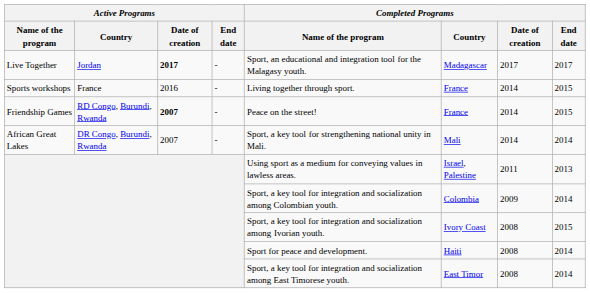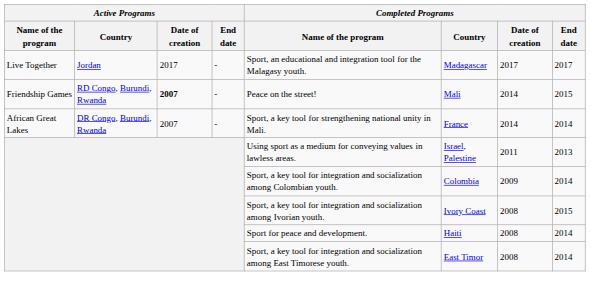(169, 65) bold -> (169, 65) normal
- row: (39, 88)
(456, 111) France -> (452, 94) Mali
(452, 140) Mali -> (456, 123) France
